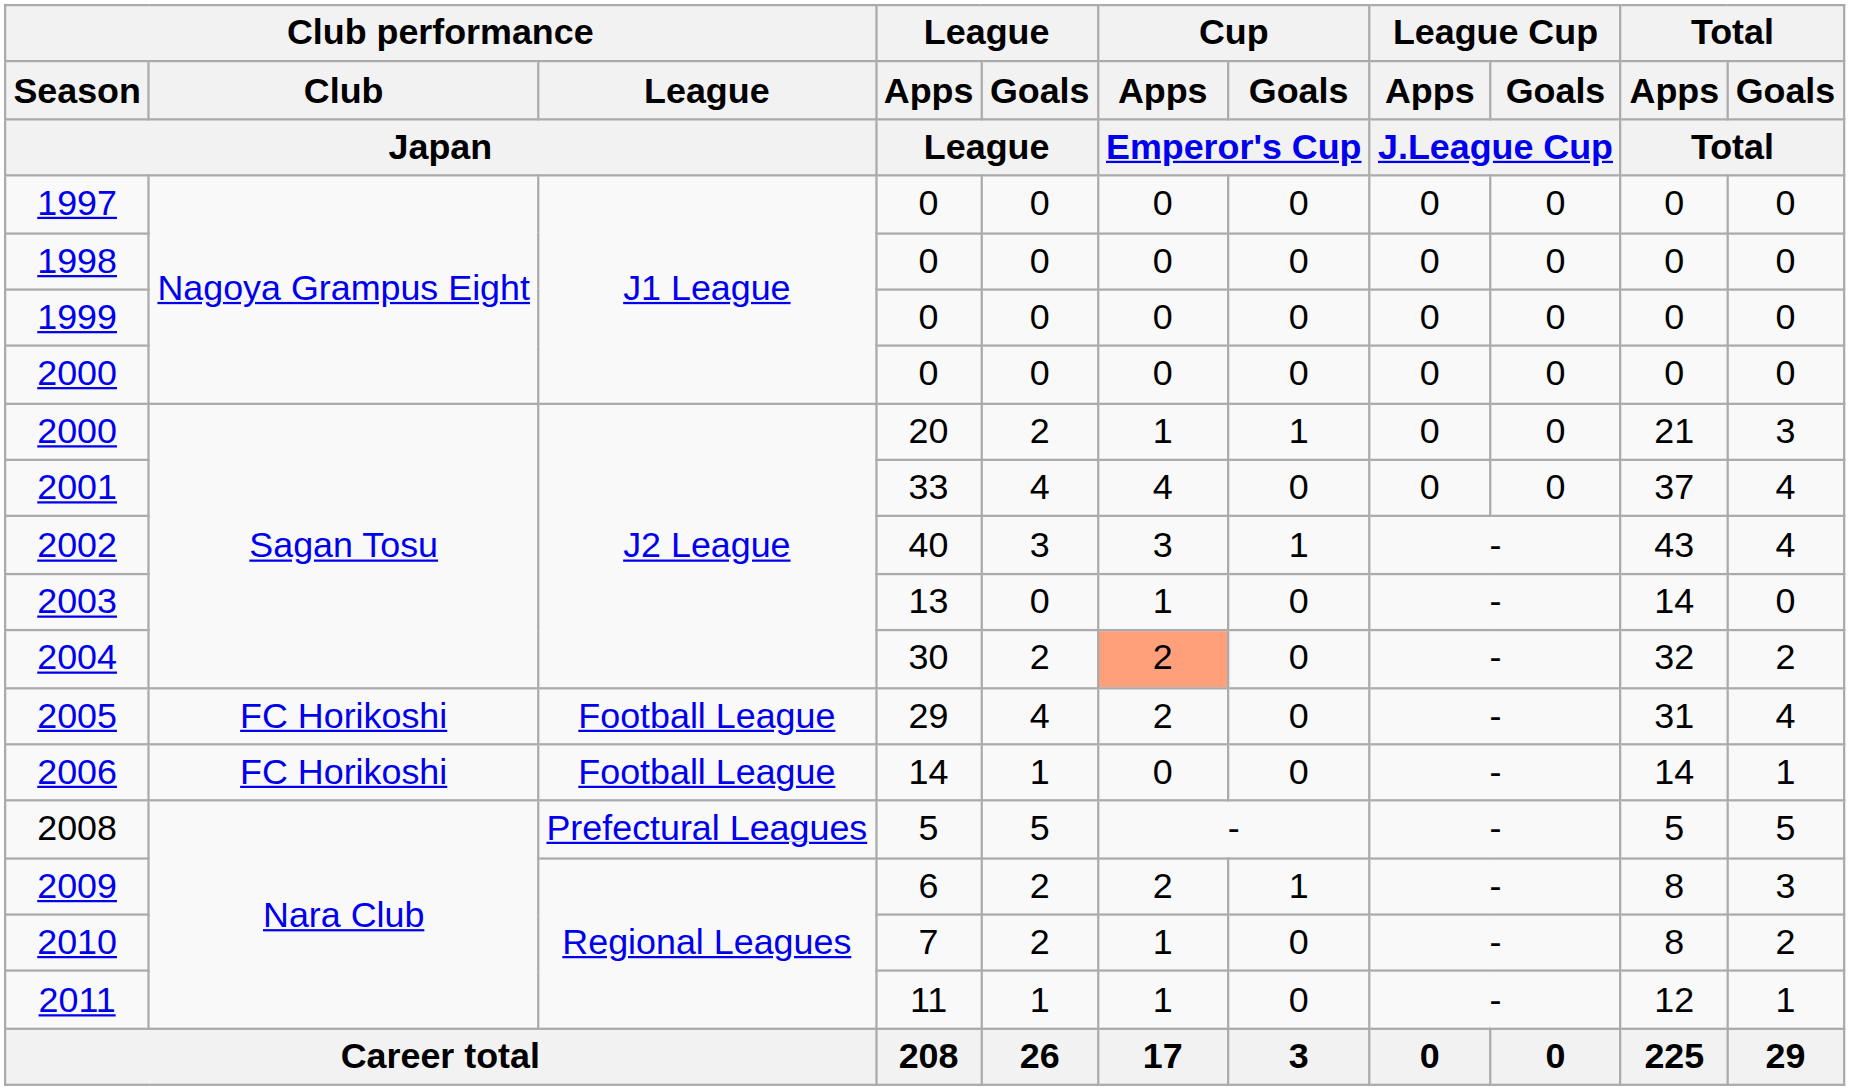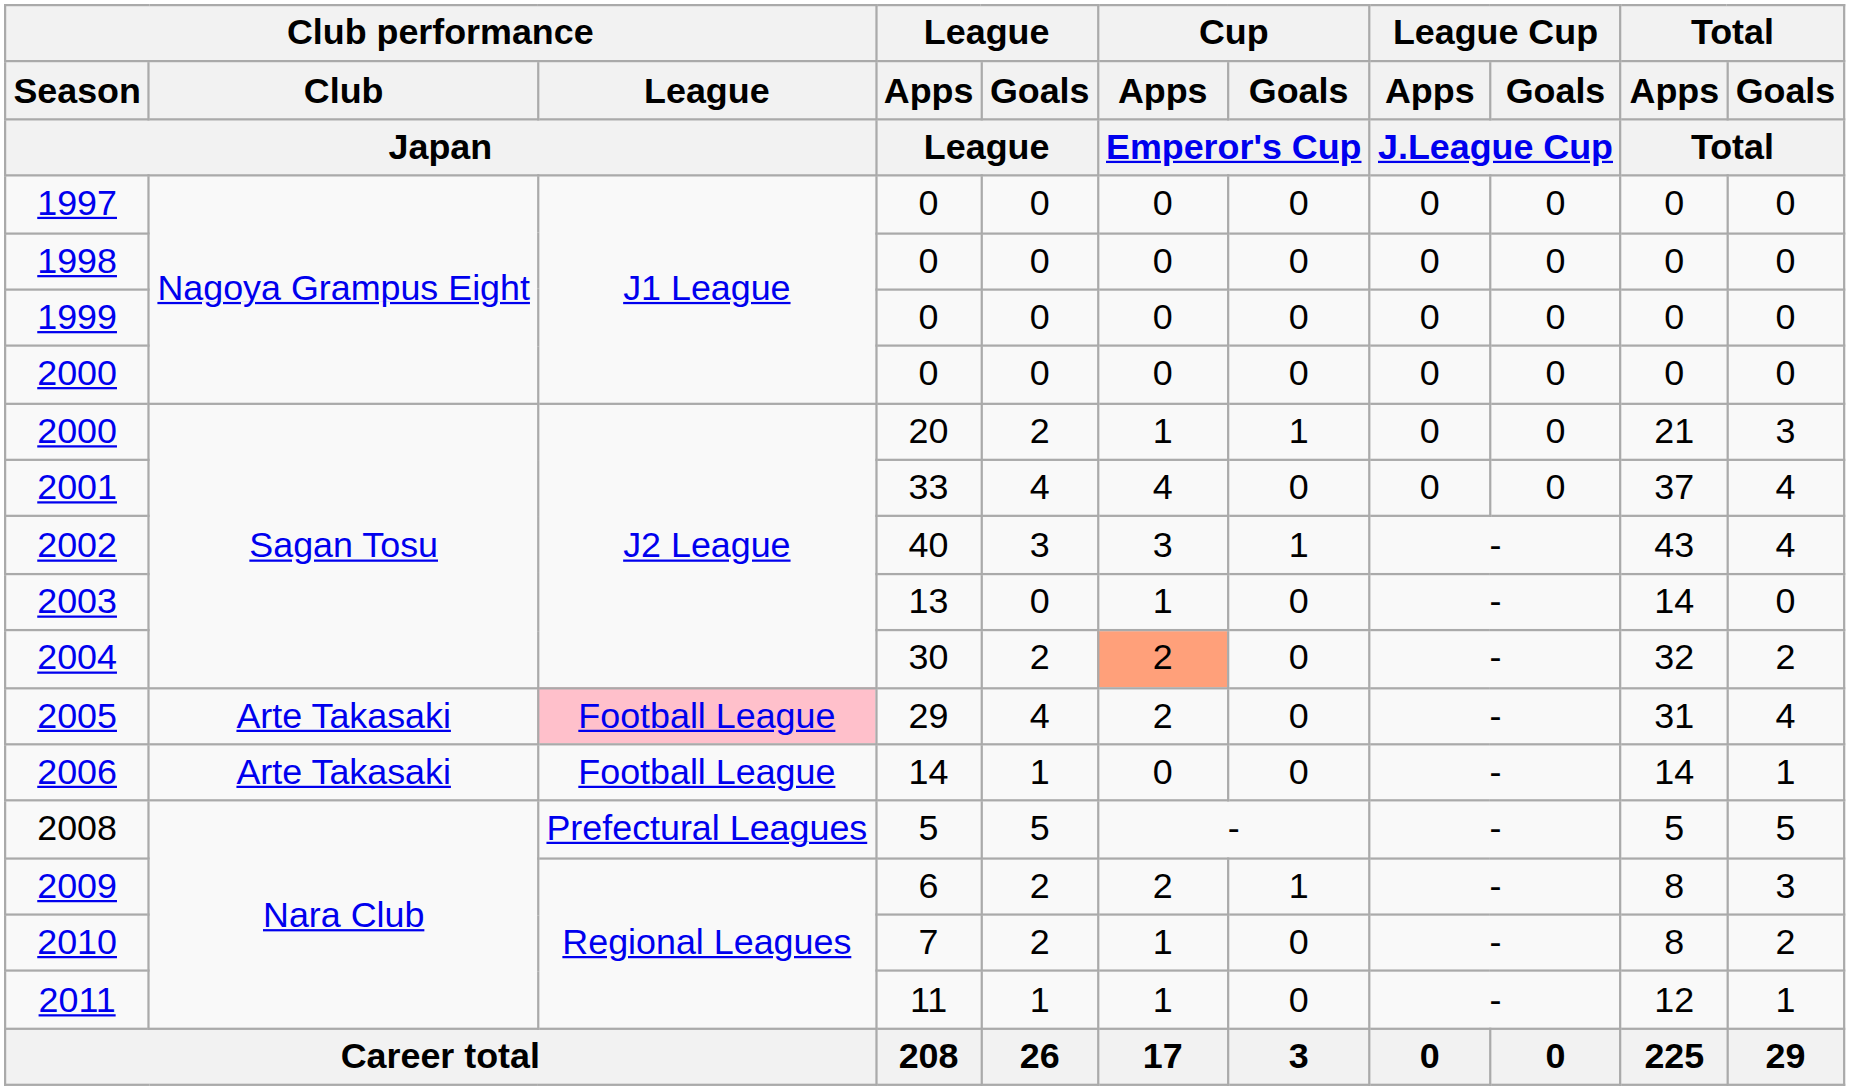(344, 715) FC Horikoshi -> (344, 715) Arte Takasaki
(707, 715) no background -> (707, 715) pink background
(344, 771) FC Horikoshi -> (344, 771) Arte Takasaki
